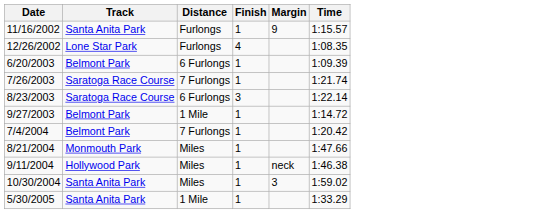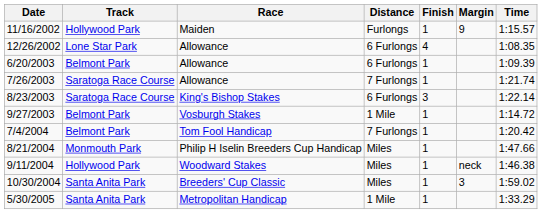+ column: (271, 13)
(105, 30) Santa Anita Park -> (103, 30) Hollywood Park
(200, 47) Furlongs -> (392, 47) 6 Furlongs
